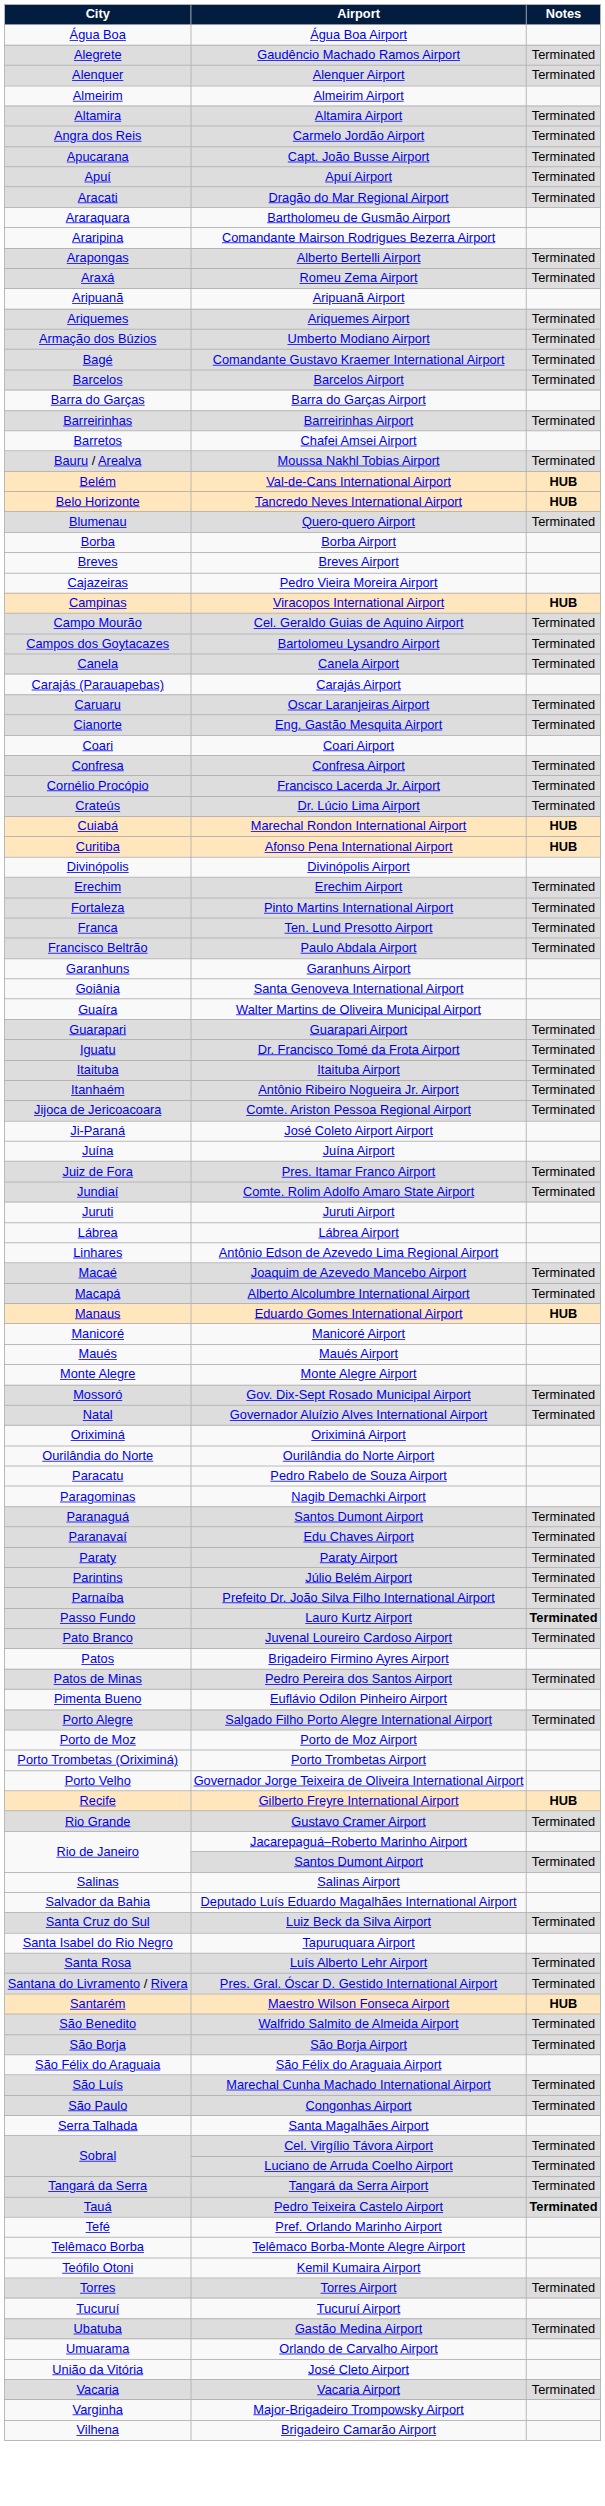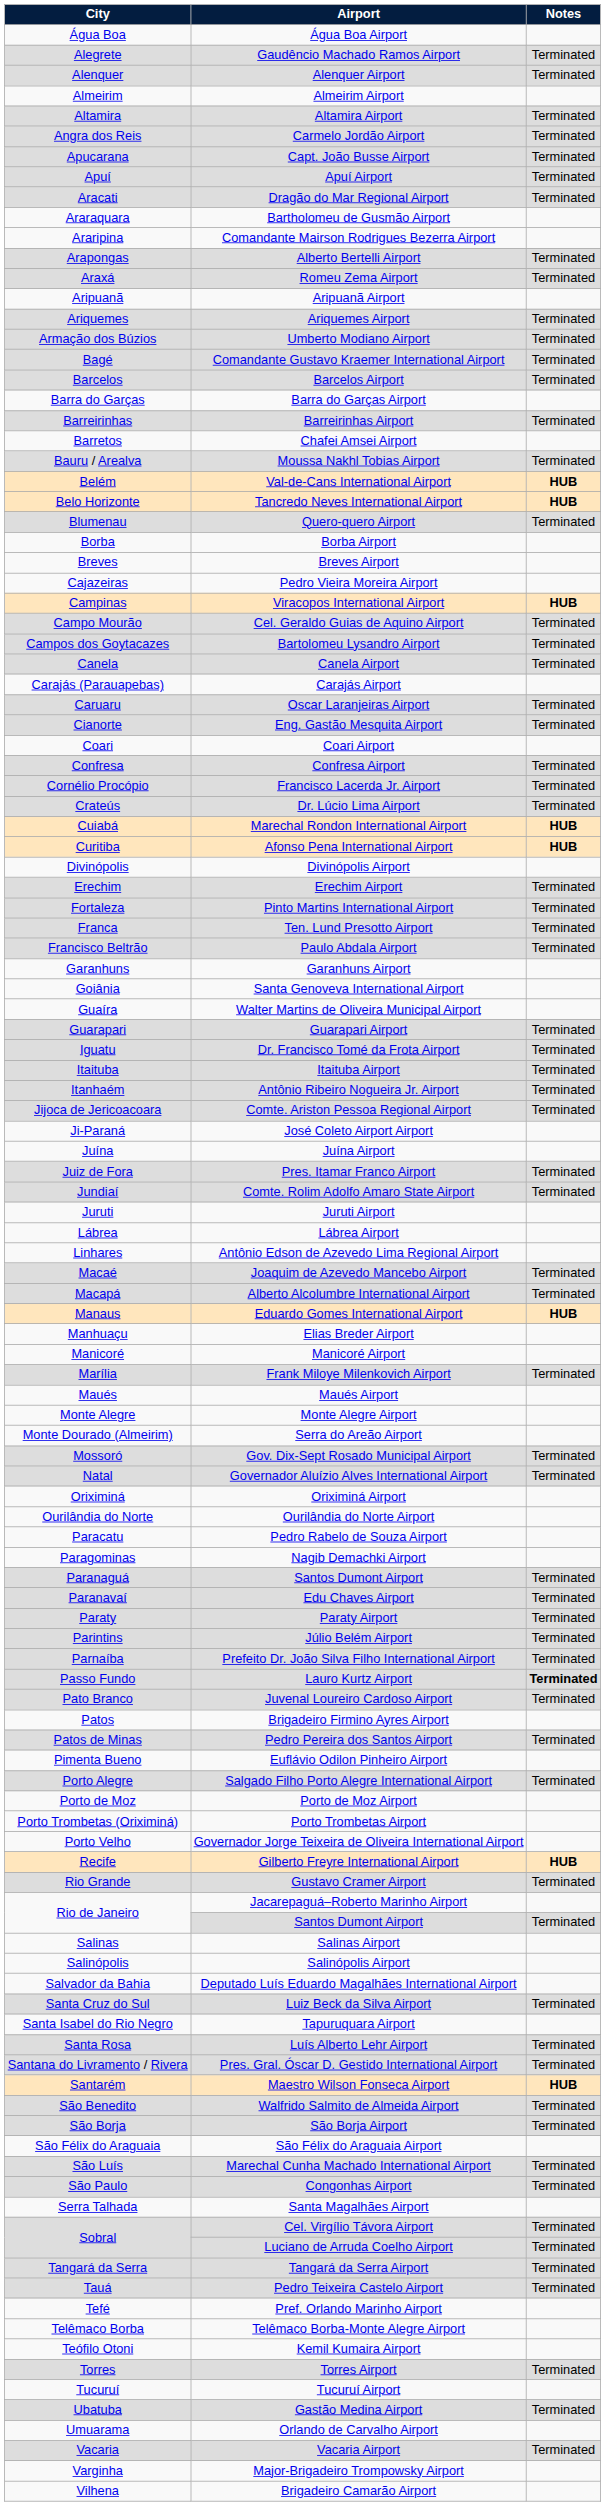+ row: (98, 1334)
+ row: (98, 1374)
+ row: (98, 1435)
+ row: (98, 1963)
(563, 2207) bold -> (563, 2288) normal
- row: (98, 2369)
